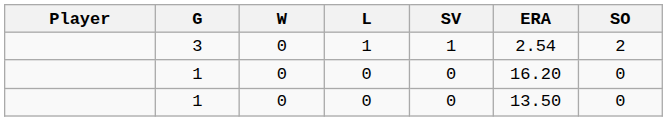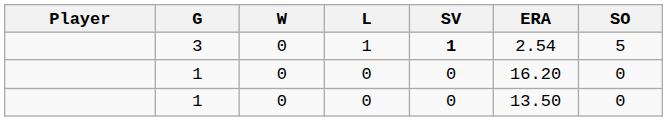(451, 46) normal -> (451, 46) bold
(620, 46) 2 -> (620, 46) 5
